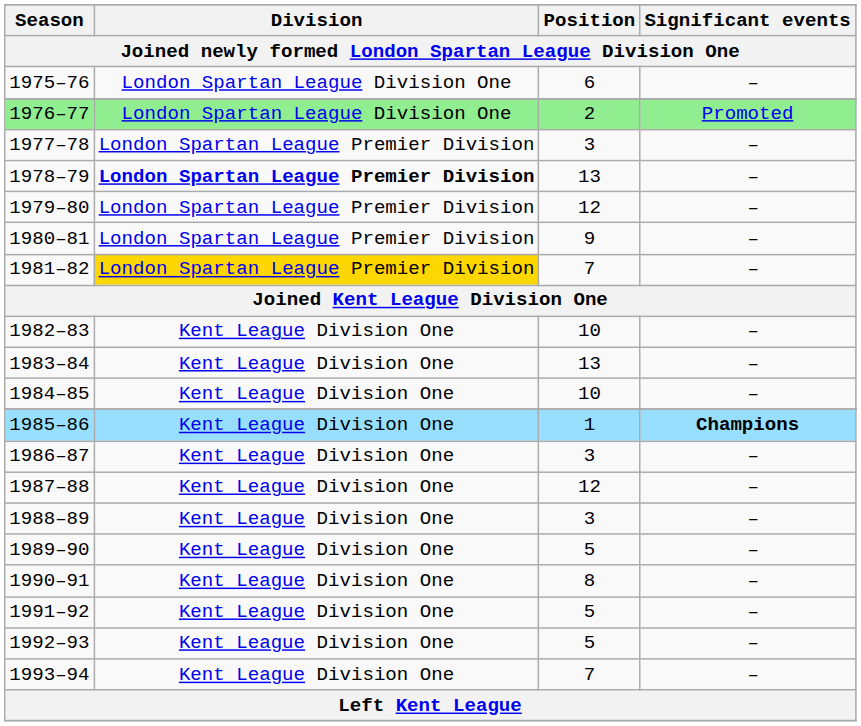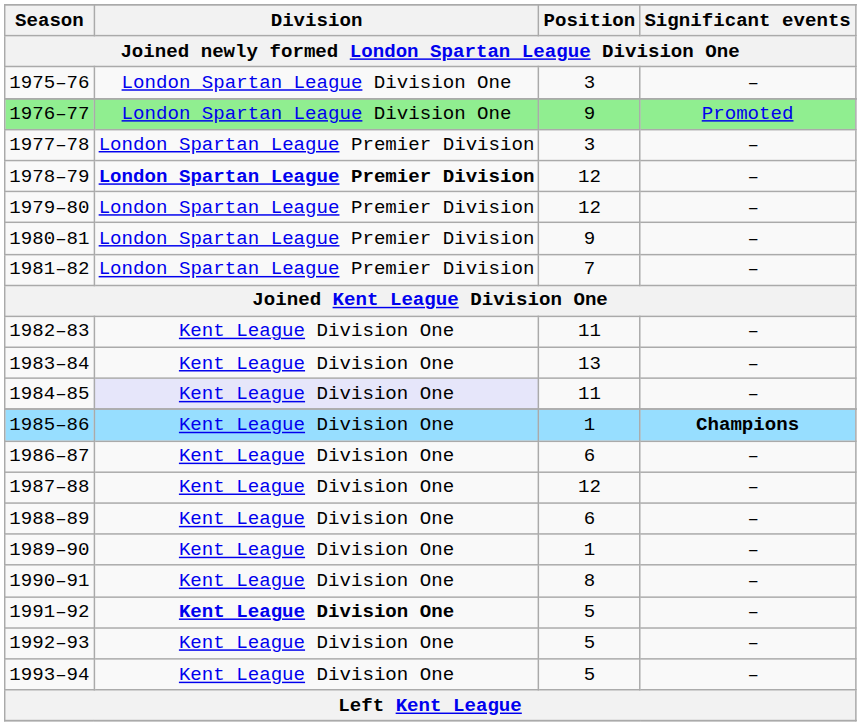(589, 83) 6 -> (589, 83) 3
(589, 114) 2 -> (589, 114) 9
(589, 176) 13 -> (589, 176) 12
(317, 269) gold background -> (317, 269) no background
(589, 332) 10 -> (589, 332) 11
(317, 394) no background -> (317, 394) lavender background
(589, 394) 10 -> (589, 394) 11
(589, 456) 3 -> (589, 456) 6
(589, 519) 3 -> (589, 519) 6
(589, 550) 5 -> (589, 550) 1
(317, 612) normal -> (317, 612) bold
(589, 674) 7 -> (589, 674) 5
